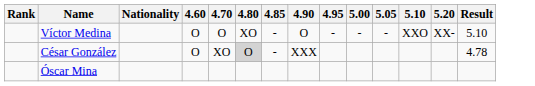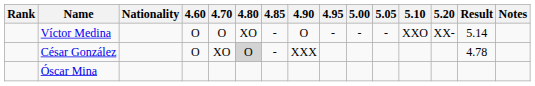+ column: (513, 14)
(477, 33) 5.10 -> (477, 33) 5.14
